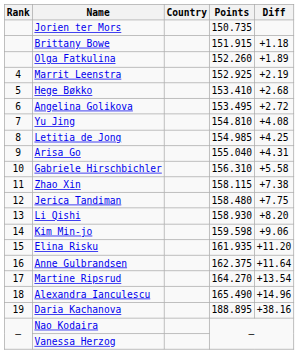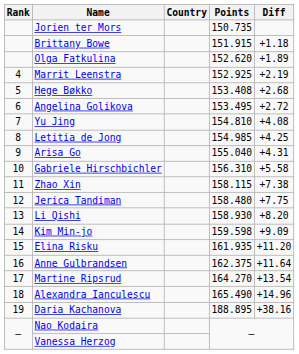(232, 59) 152.260 -> (232, 59) 152.620
(232, 91) 153.410 -> (232, 91) 153.408
(274, 232) +9.06 -> (274, 232) +9.09
